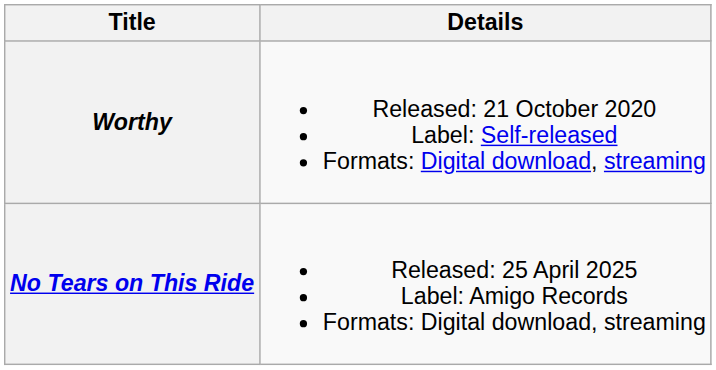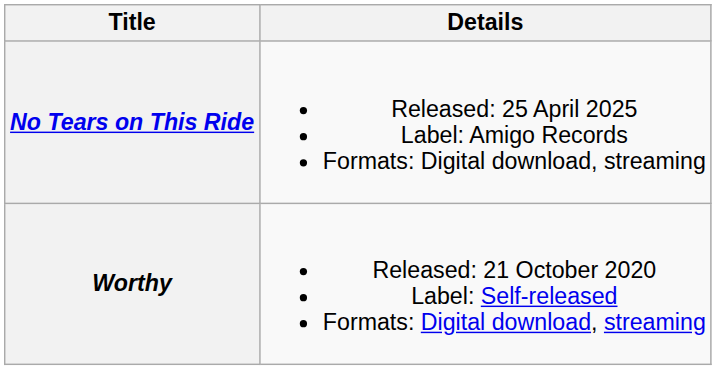rows swapped: (132, 122) <-> (132, 283)
